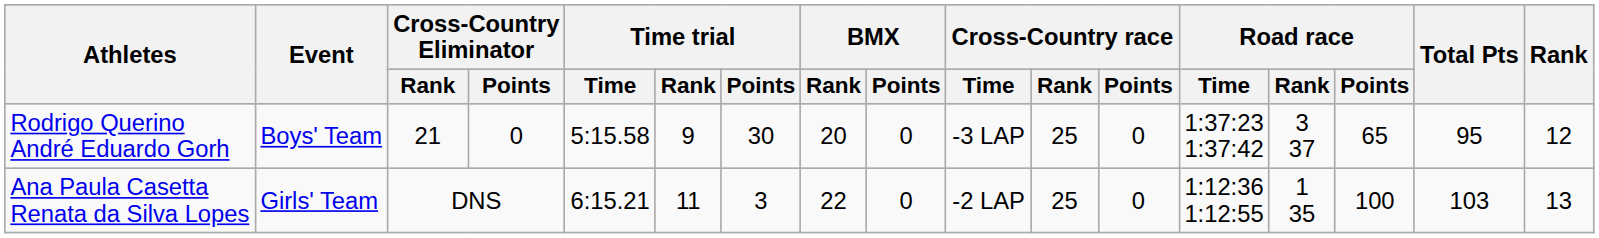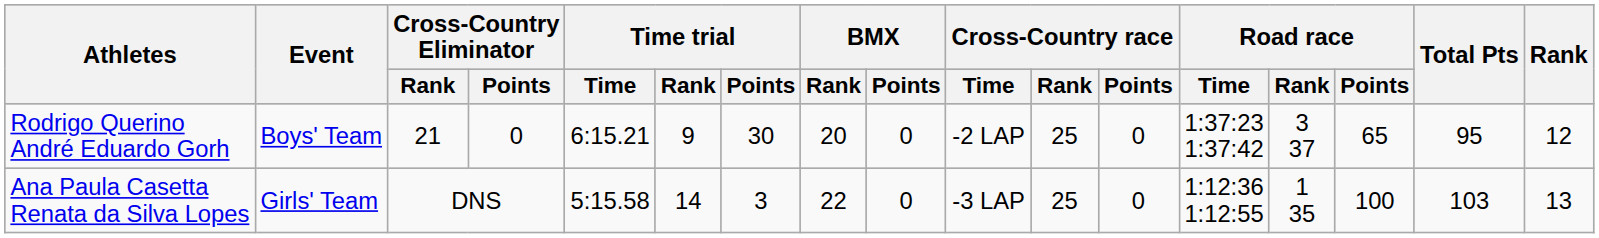(610, 137) 5:15.58 -> (610, 137) 6:15.21
(989, 137) -3 LAP -> (989, 137) -2 LAP
(610, 200) 6:15.21 -> (610, 200) 5:15.58
(688, 200) 11 -> (688, 200) 14
(989, 200) -2 LAP -> (989, 200) -3 LAP
